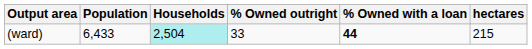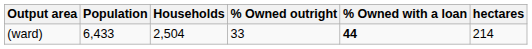(169, 34) paleturquoise background -> (169, 34) no background
(483, 34) 215 -> (483, 34) 214
